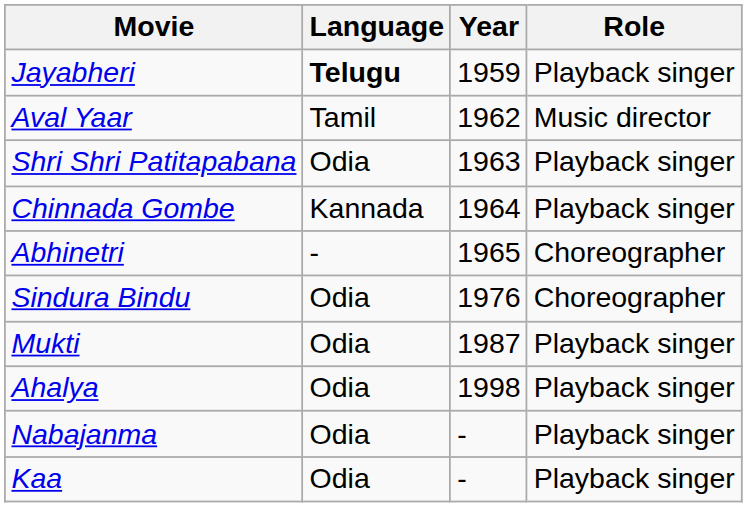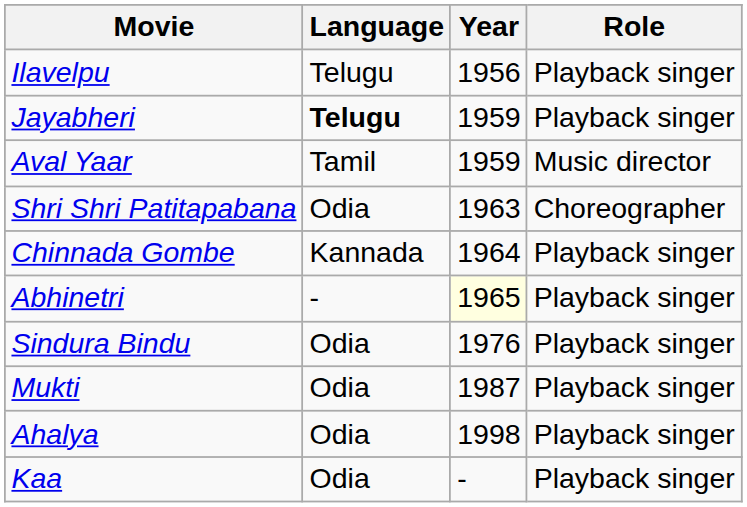+ row: (61, 72)
(489, 117) 1962 -> (489, 162) 1959
(634, 162) Playback singer -> (629, 207) Choreographer
(489, 252) no background -> (489, 298) lightyellow background
(629, 252) Choreographer -> (634, 298) Playback singer
(629, 298) Choreographer -> (634, 343) Playback singer
- row: (84, 433)
